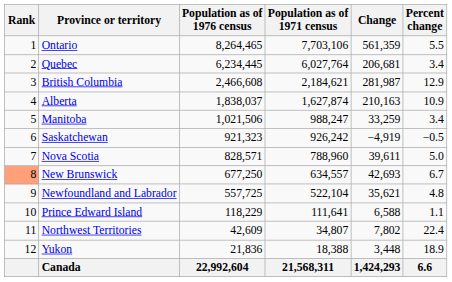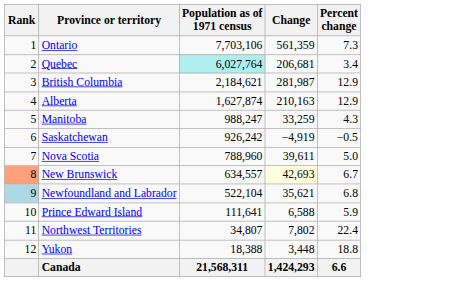- column: (222, 20)
(437, 45) 5.5 -> (351, 45) 7.3
(325, 63) no background -> (239, 63) paleturquoise background
(434, 100) 10.9 -> (348, 100) 12.9
(437, 119) 3.4 -> (351, 119) 4.3
(384, 175) no background -> (298, 175) lightyellow background
(33, 193) no background -> (33, 193) lightblue background
(437, 193) 4.8 -> (351, 193) 6.8
(437, 212) 1.1 -> (351, 212) 5.9
(434, 249) 18.9 -> (348, 249) 18.8
